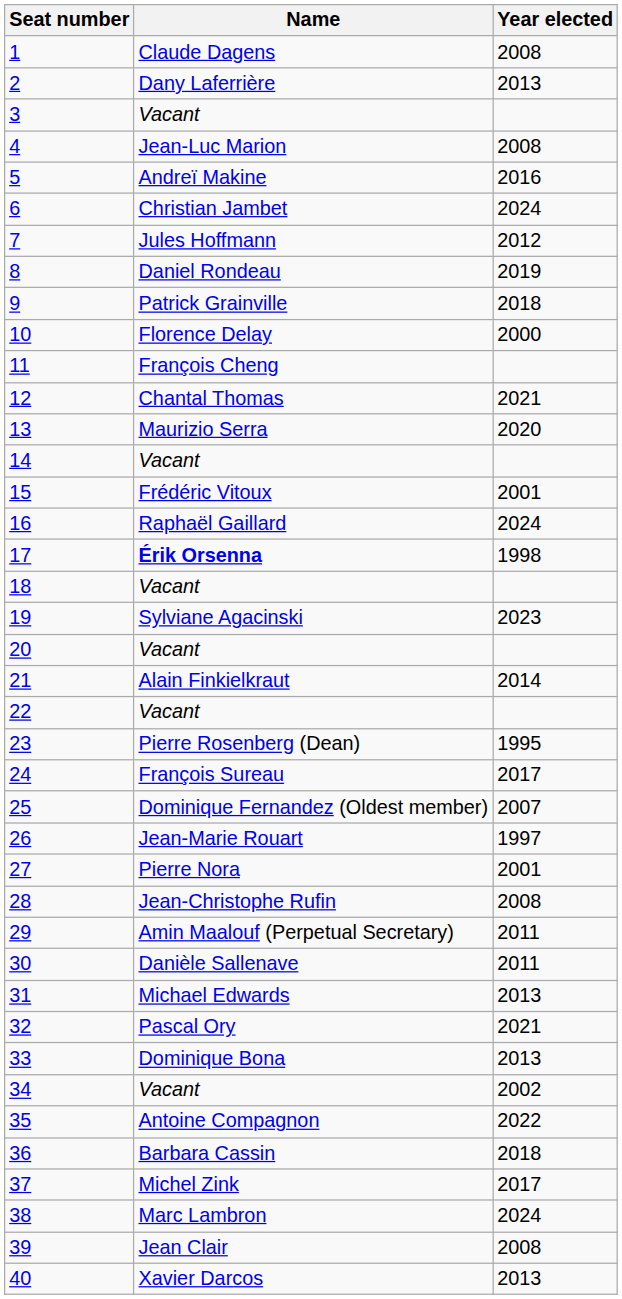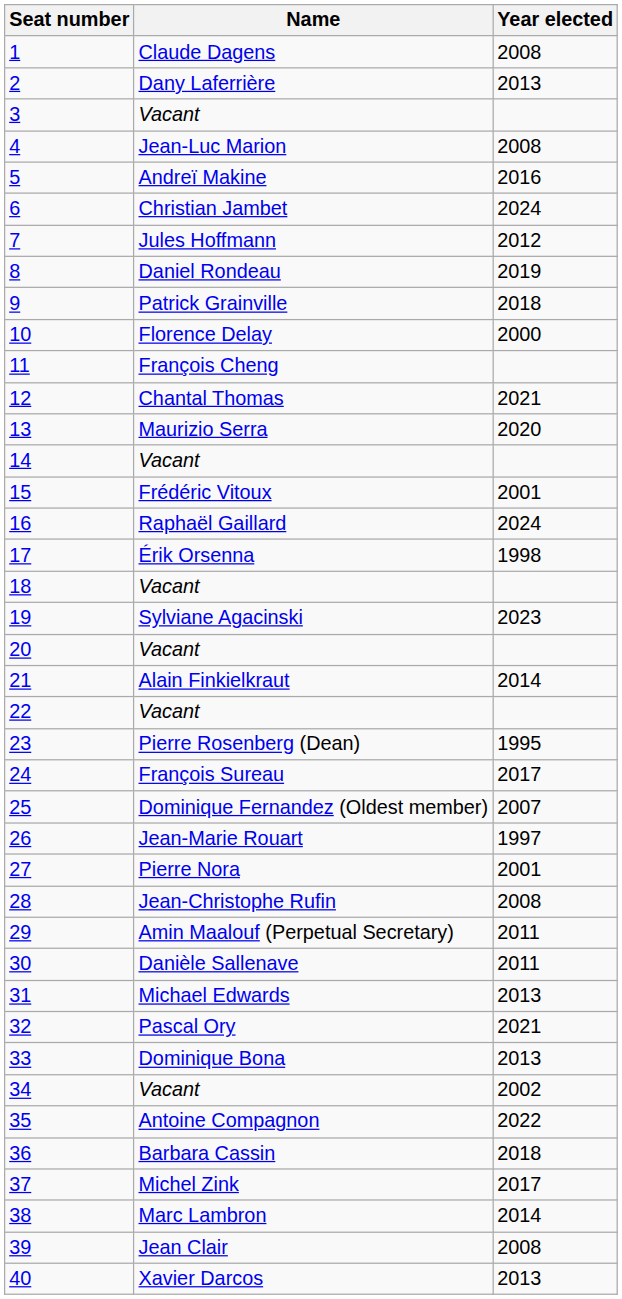(200, 555) bold -> (196, 555) normal
(519, 1215) 2024 -> (519, 1215) 2014
